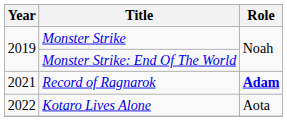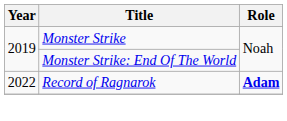(22, 82) 2021 -> (22, 82) 2022
- row: (97, 104)
